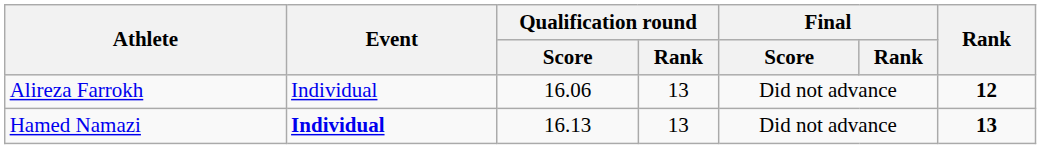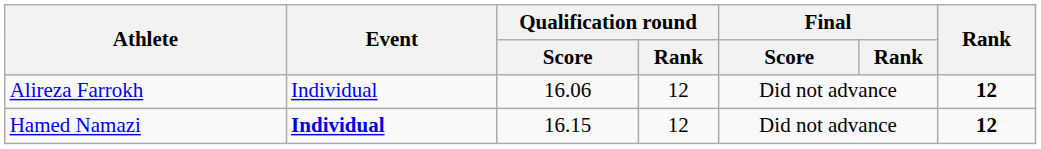(678, 91) 13 -> (678, 91) 12
(568, 126) 16.13 -> (568, 126) 16.15
(678, 126) 13 -> (678, 126) 12
(986, 126) 13 -> (986, 126) 12
